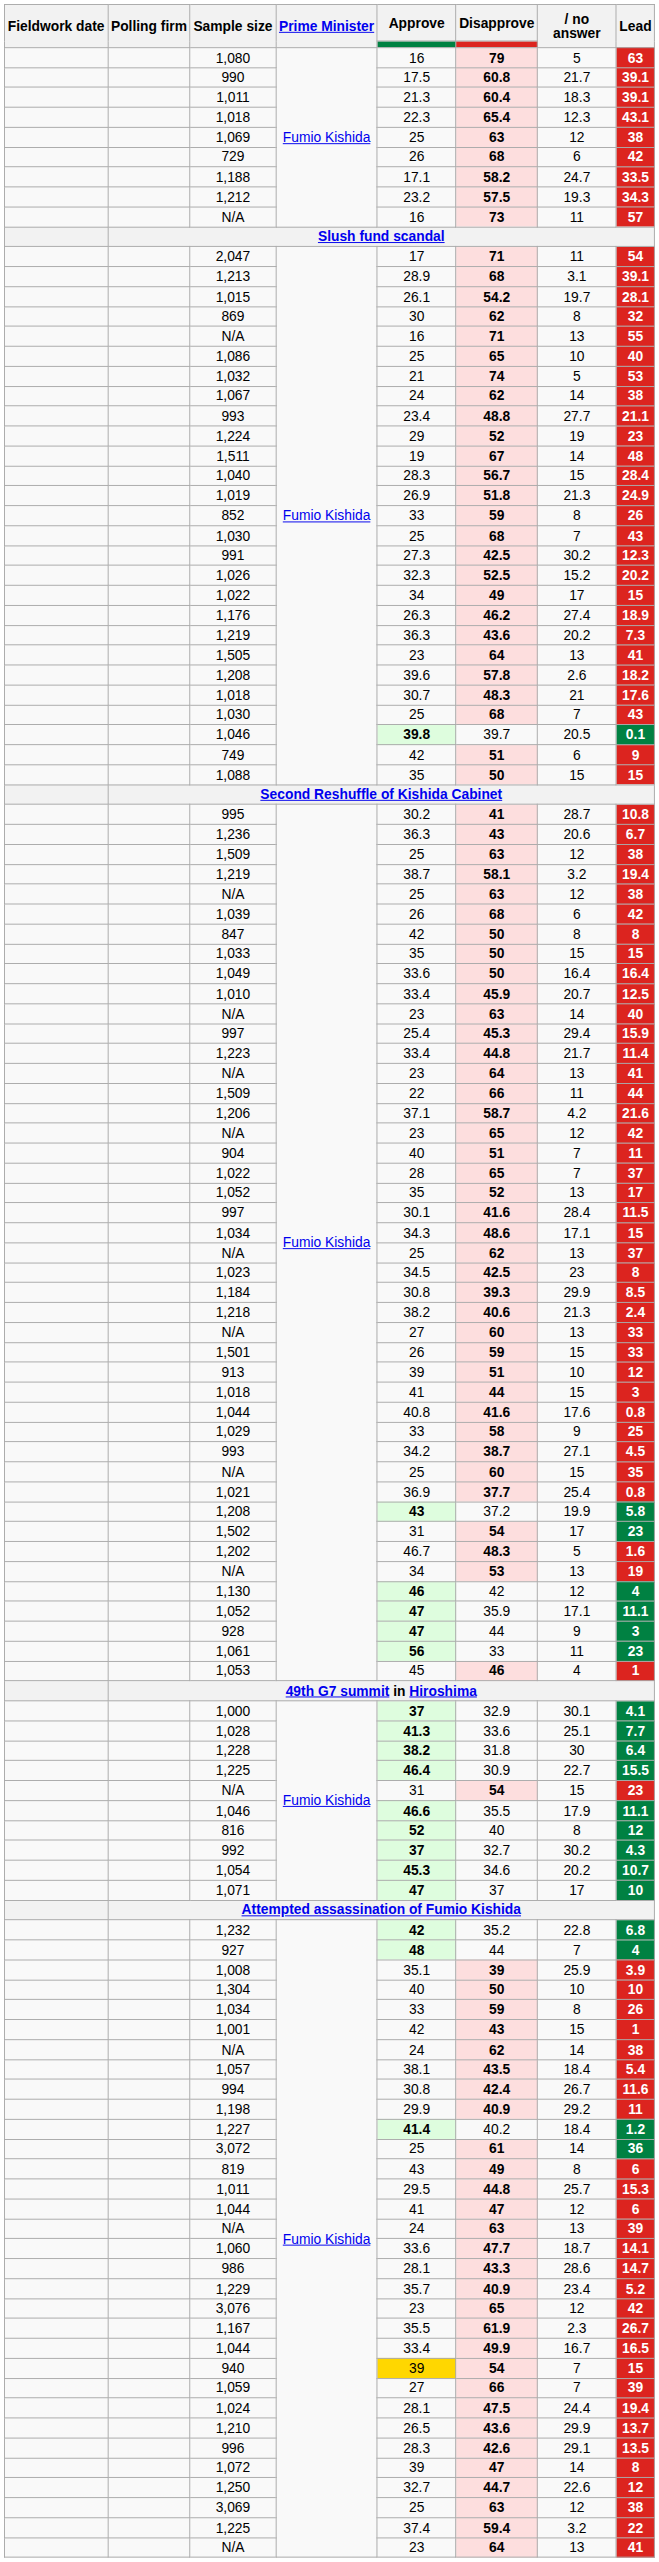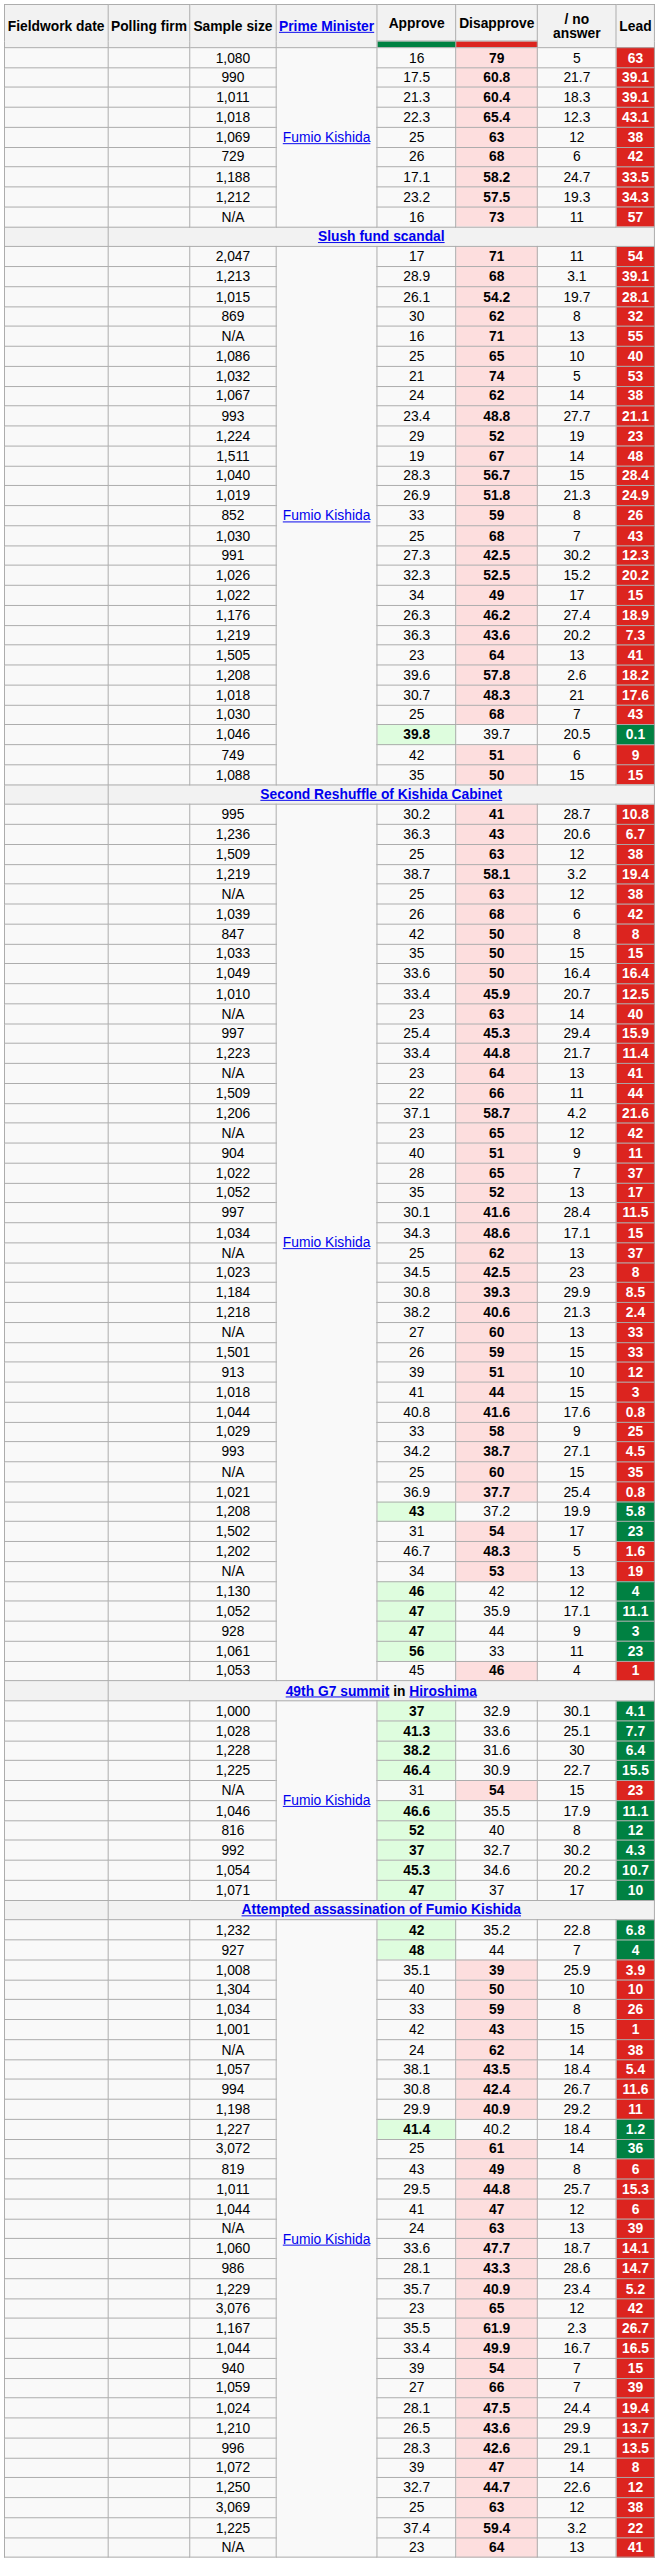(577, 1153) 7 -> (577, 1153) 9
(497, 1751) 31.8 -> (497, 1751) 31.6
(417, 2369) gold background -> (417, 2369) no background
